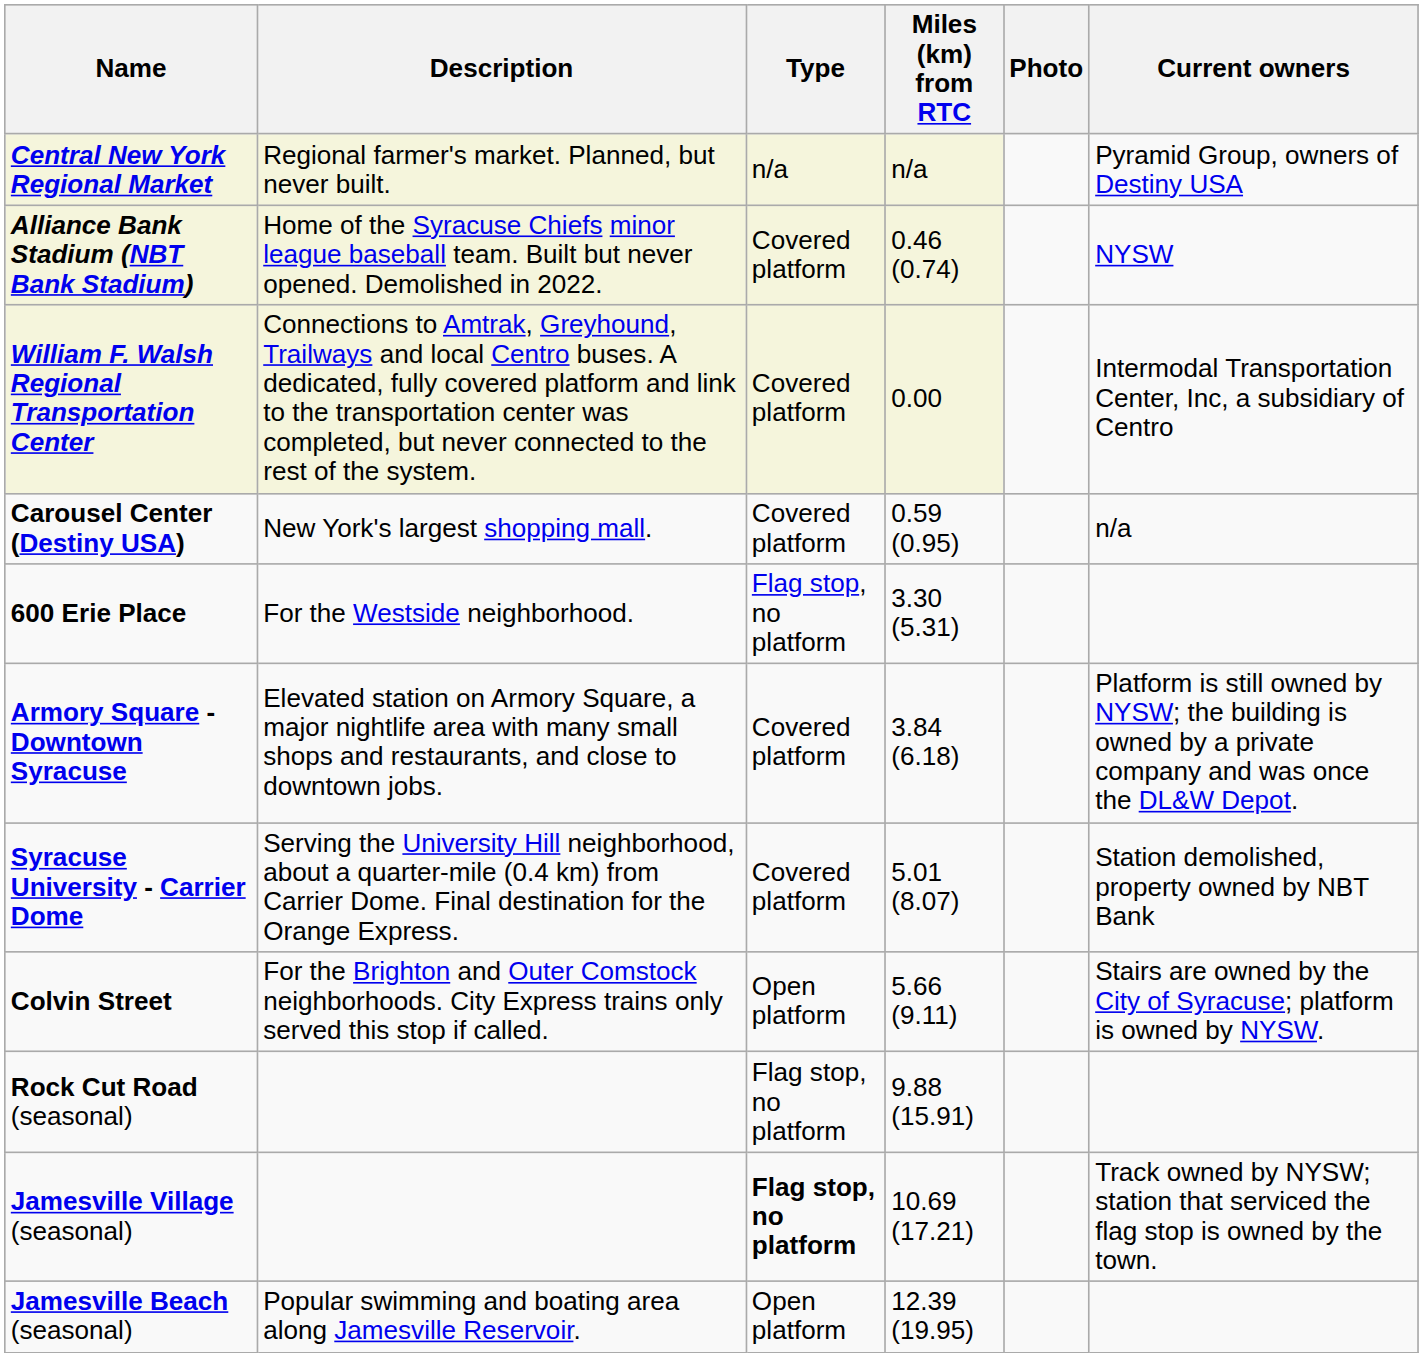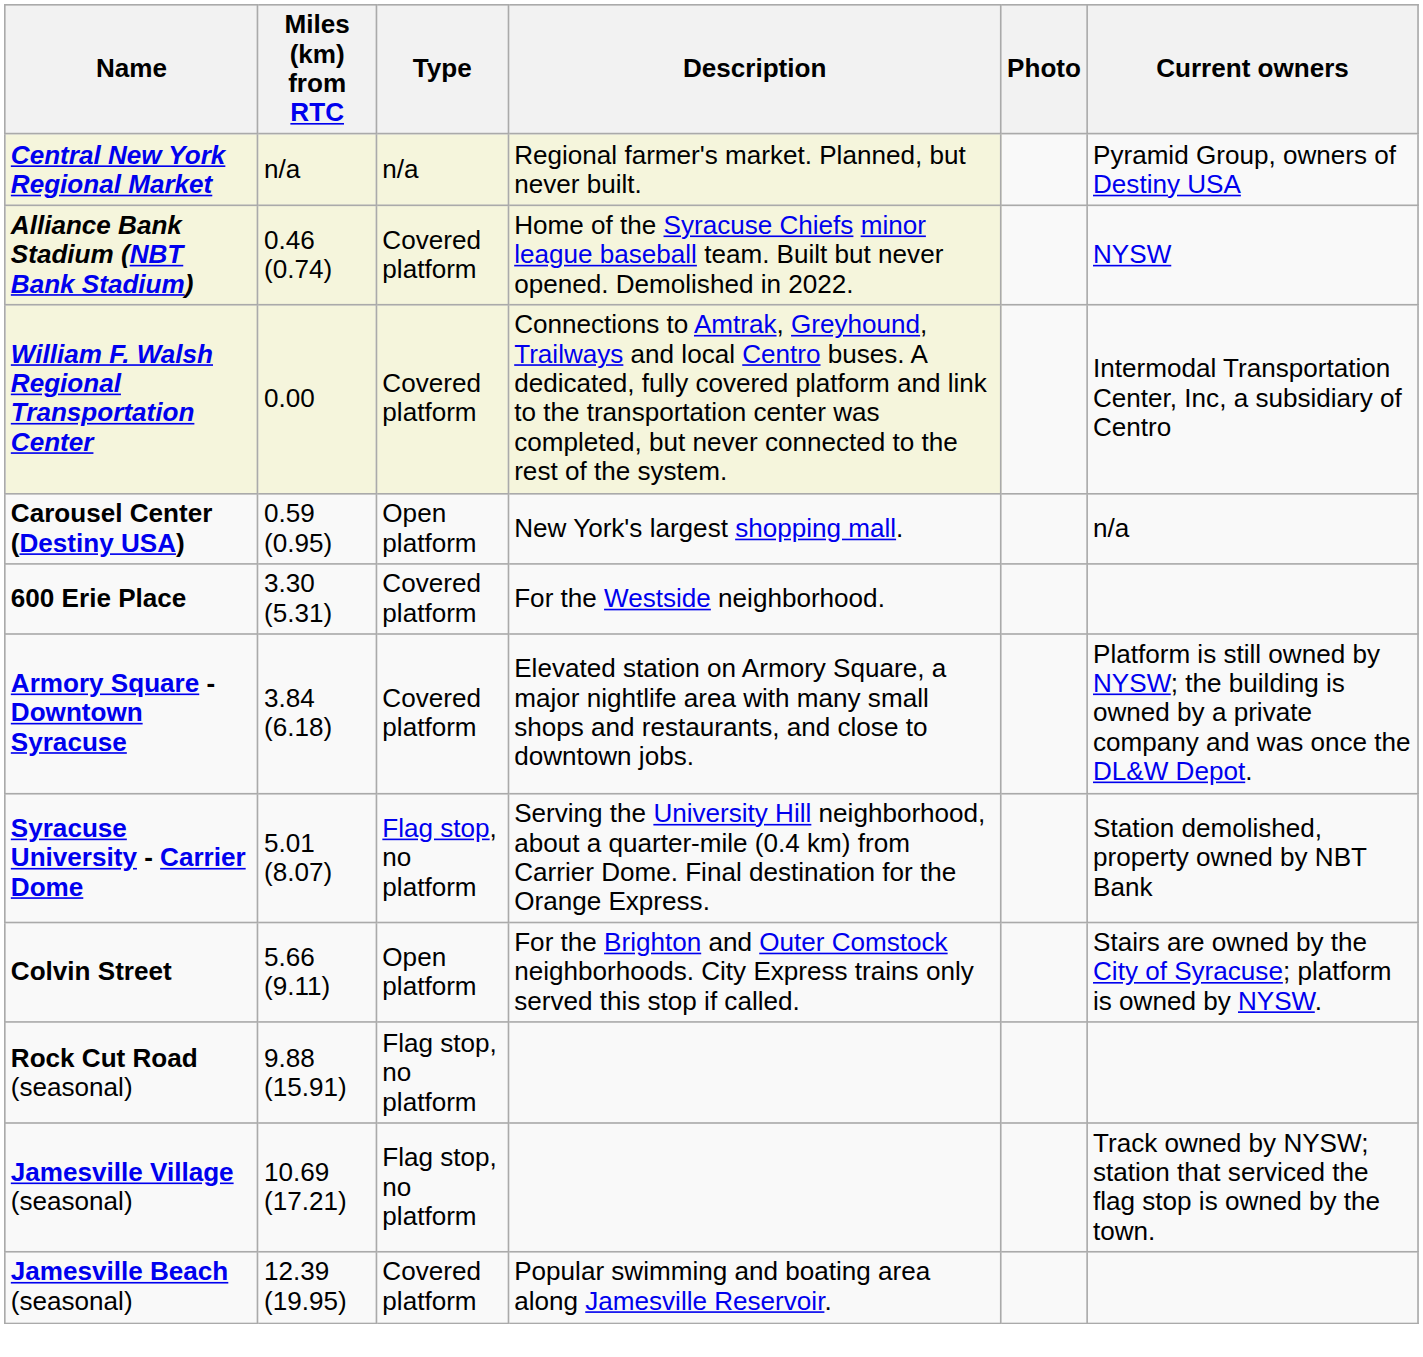columns swapped: (944, 69) <-> (502, 69)
(801, 528) Covered platform -> (429, 528) Open platform
(809, 613) Flag stop, no platform -> (432, 598) Covered platform
(801, 886) Covered platform -> (440, 857) Flag stop, no platform
(813, 1216) bold -> (440, 1186) normal
(799, 1316) Open platform -> (432, 1287) Covered platform
